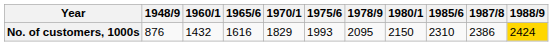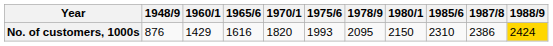(198, 31) 1432 -> (198, 31) 1429
(279, 31) 1829 -> (279, 31) 1820
